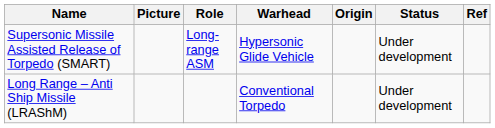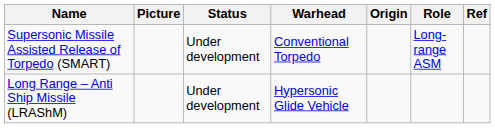columns swapped: (210, 14) <-> (420, 14)
(276, 49) Hypersonic Glide Vehicle -> (311, 49) Conventional Torpedo
(277, 98) Conventional Torpedo -> (311, 98) Hypersonic Glide Vehicle
